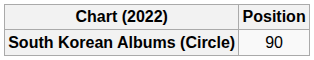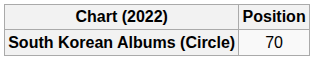(274, 42) 90 -> (274, 42) 70
